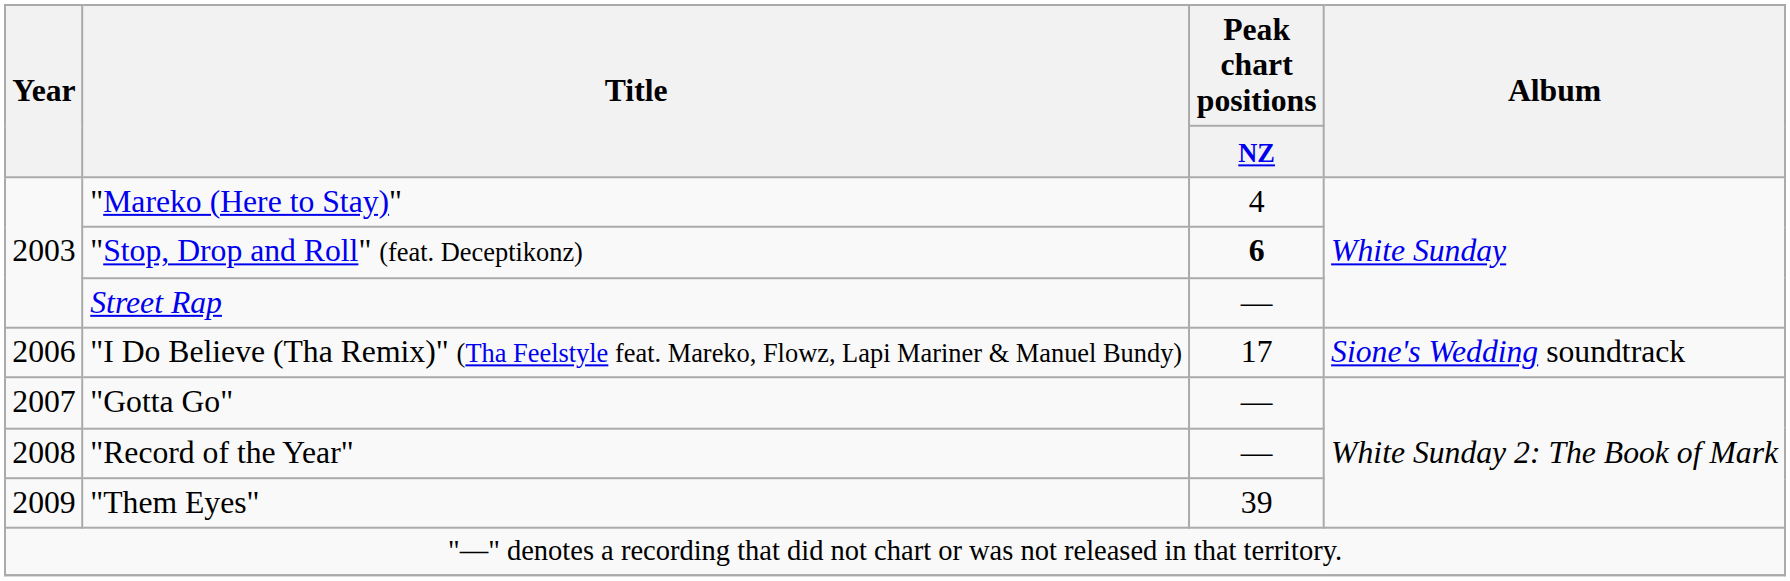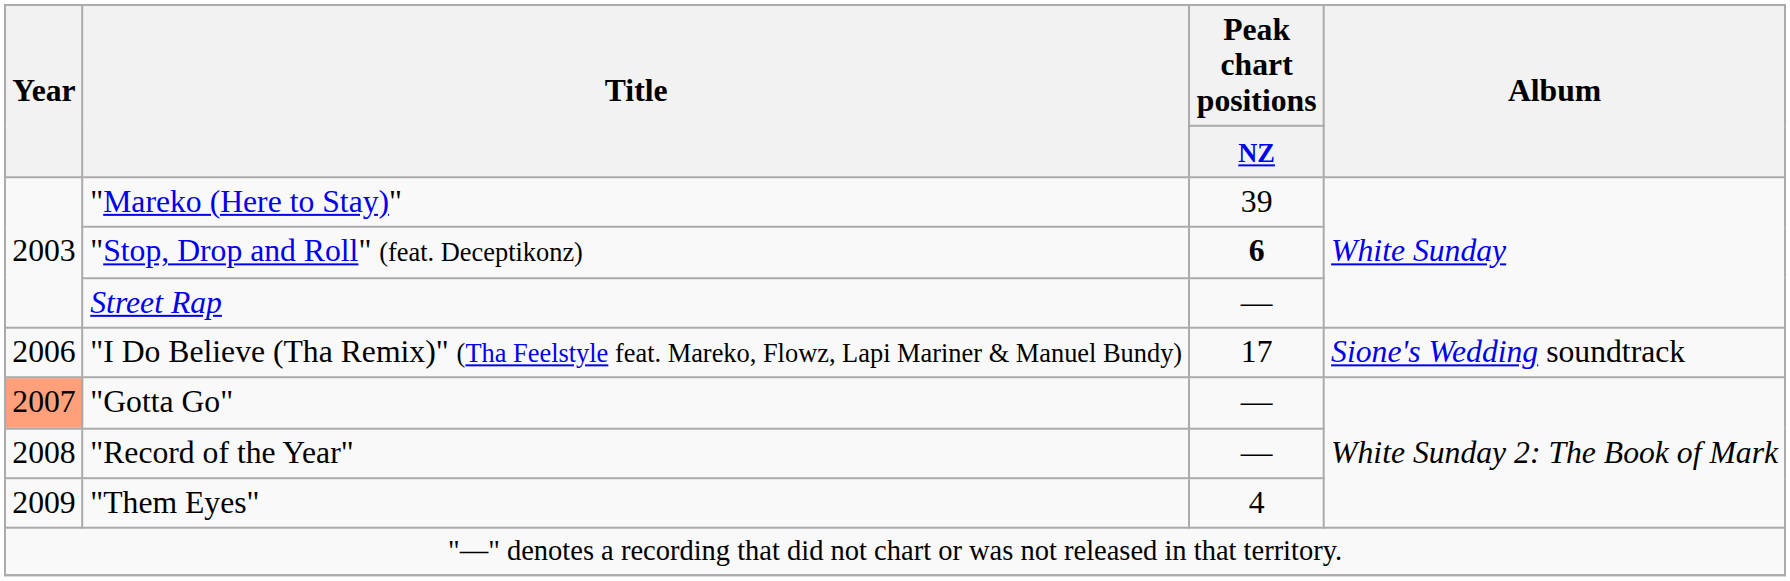(1257, 201) 4 -> (1257, 201) 39
(44, 402) no background -> (44, 402) lightsalmon background
(1257, 502) 39 -> (1257, 502) 4
